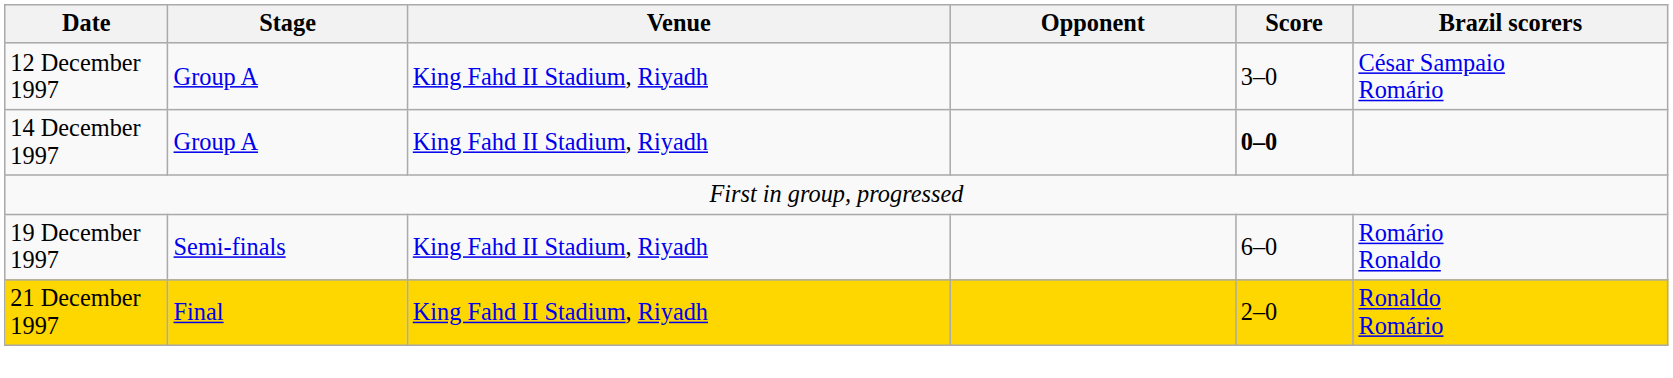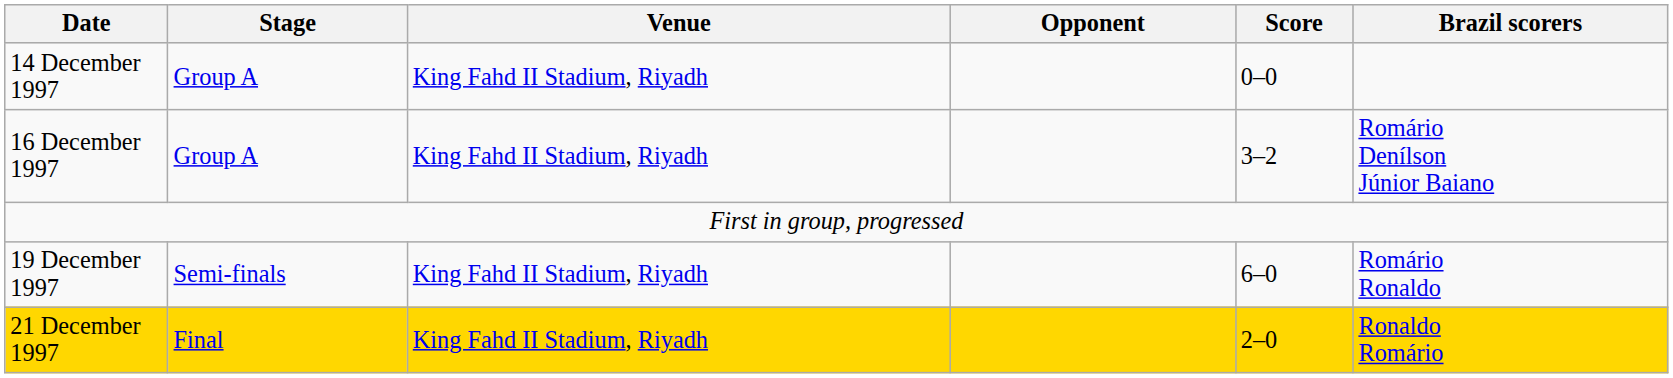- row: (76, 76)
(1259, 141) bold -> (1259, 76) normal
+ row: (76, 155)
